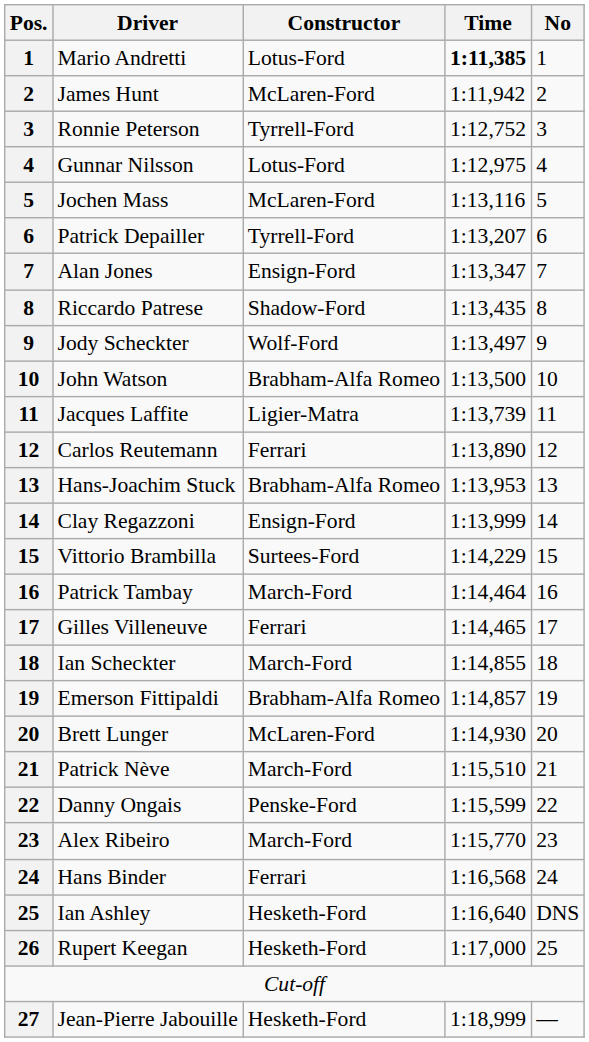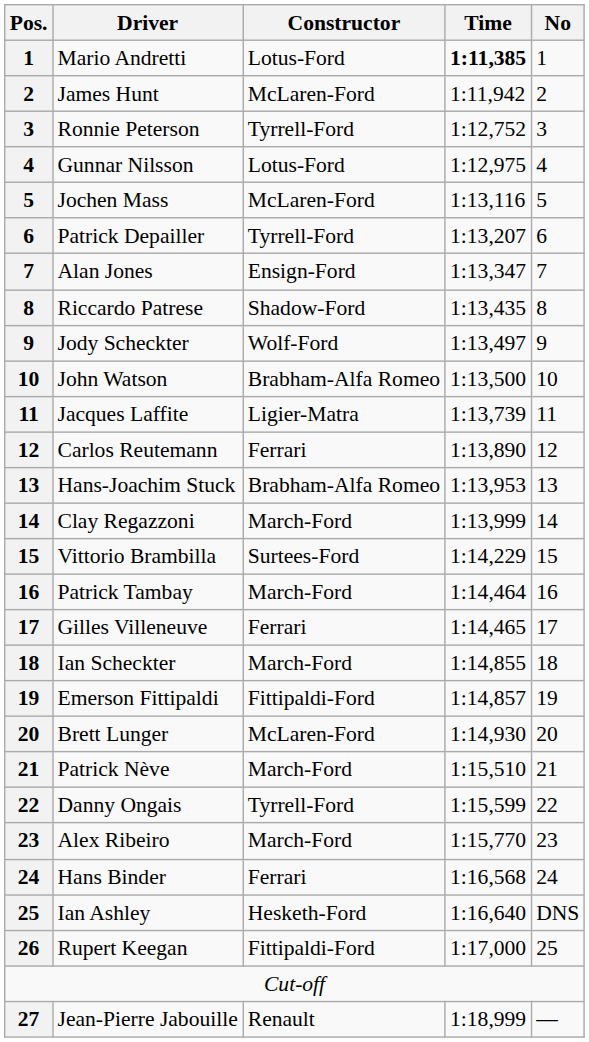(302, 520) Ensign-Ford -> (300, 520) March-Ford
(344, 698) Brabham-Alfa Romeo -> (311, 698) Fittipaldi-Ford
(302, 805) Penske-Ford -> (301, 805) Tyrrell-Ford
(307, 947) Hesketh-Ford -> (311, 947) Fittipaldi-Ford
(307, 1018) Hesketh-Ford -> (281, 1018) Renault
